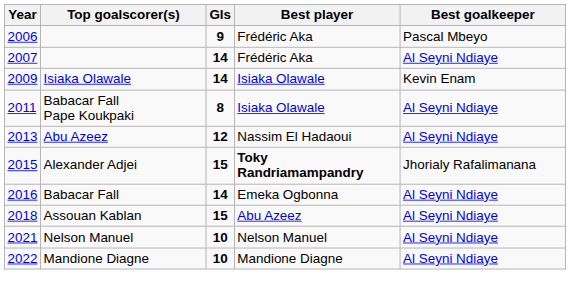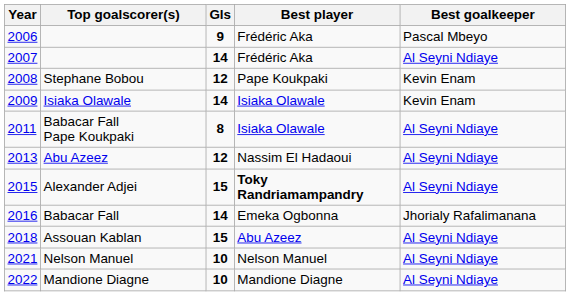+ row: (22, 79)
(470, 165) Jhorialy Rafalimanana -> (451, 187) Al Seyni Ndiaye
(451, 194) Al Seyni Ndiaye -> (470, 215) Jhorialy Rafalimanana
